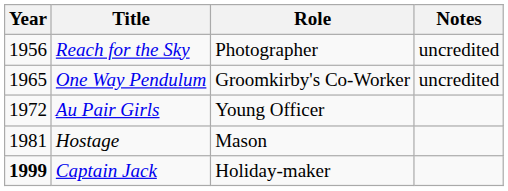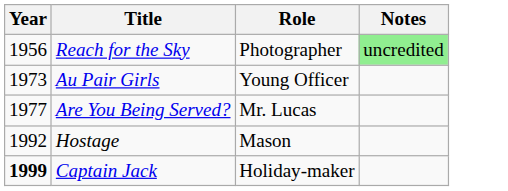(459, 49) no background -> (404, 49) lightgreen background
- row: (131, 79)
(28, 110) 1972 -> (28, 79) 1973
+ row: (143, 110)
(28, 140) 1981 -> (28, 140) 1992
